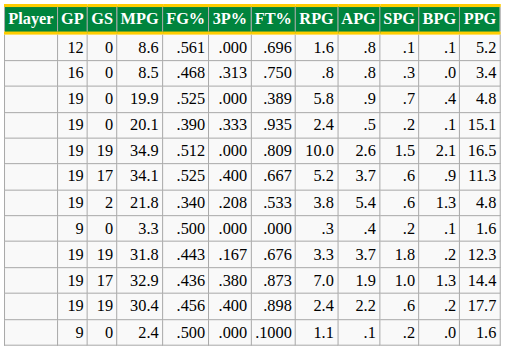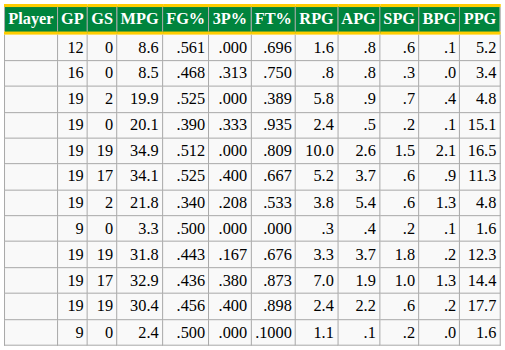(409, 47) .1 -> (409, 47) .6
(109, 99) 0 -> (109, 99) 2
